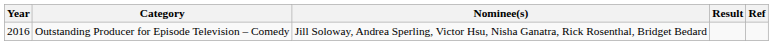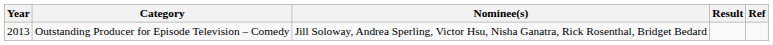(18, 31) 2016 -> (18, 31) 2013
